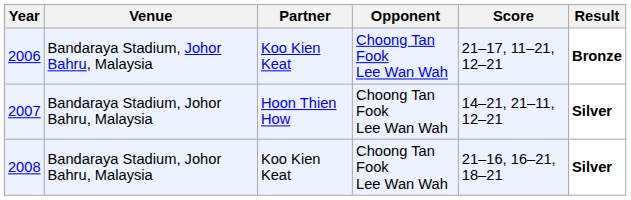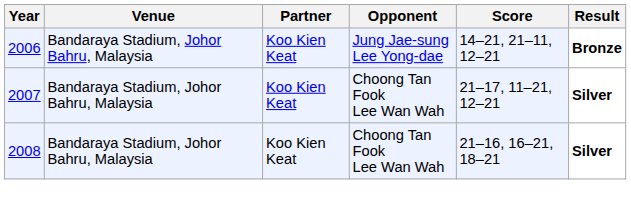(402, 56) Choong Tan Fook Lee Wan Wah -> (401, 48) Jung Jae-sung Lee Yong-dae
(508, 56) 21–17, 11–21, 12–21 -> (506, 48) 14–21, 21–11, 12–21
(299, 112) Hoon Thien How -> (296, 96) Koo Kien Keat
(508, 112) 14–21, 21–11, 12–21 -> (506, 96) 21–17, 11–21, 12–21
